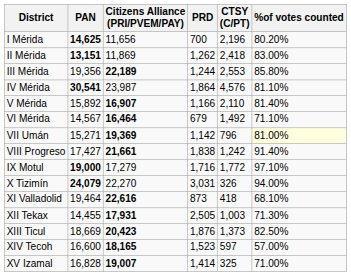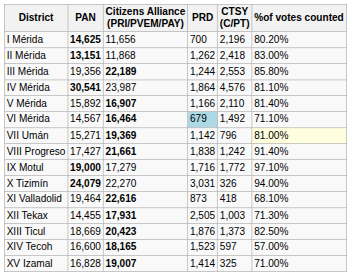(121, 55) 11,869 -> (121, 55) 11,868
(198, 119) no background -> (198, 119) lightblue background
